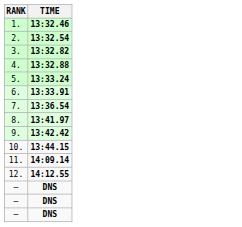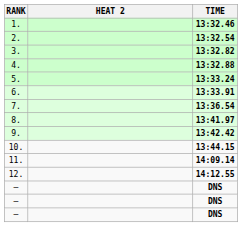+ column: (110, 11)
